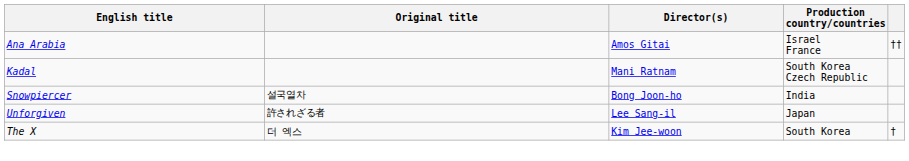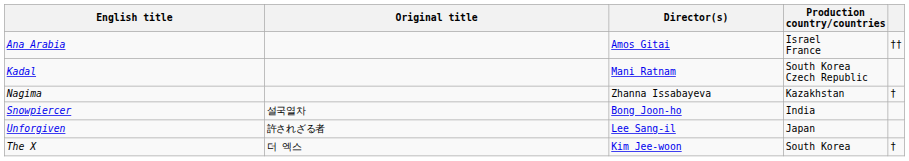+ row: (24, 94)
